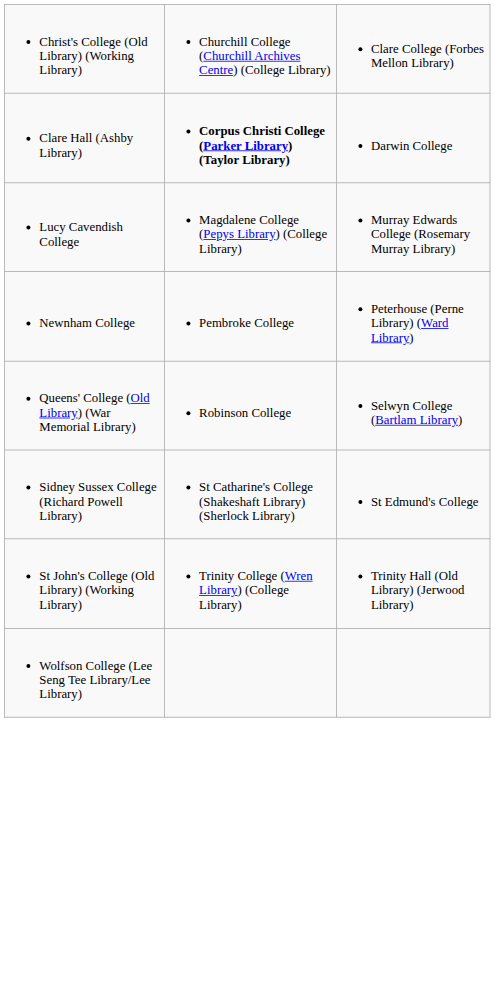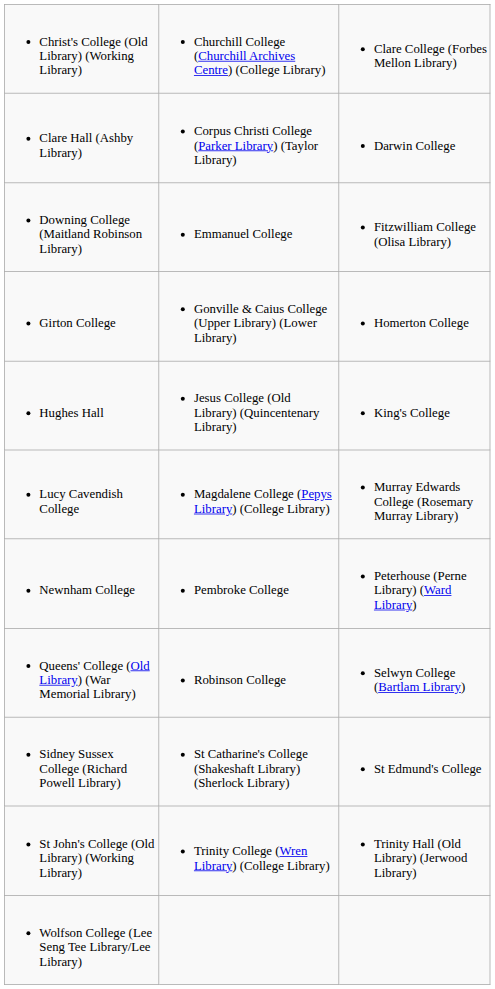(250, 145) bold -> (249, 145) normal
+ row: (82, 234)
+ row: (82, 323)
+ row: (82, 413)
